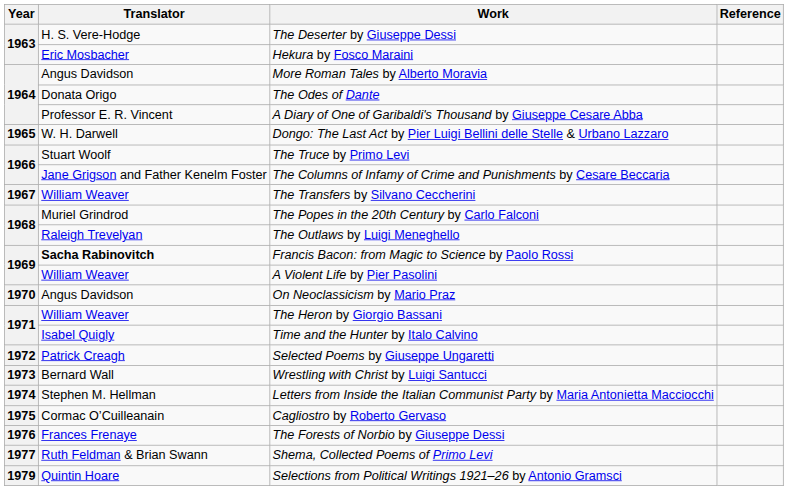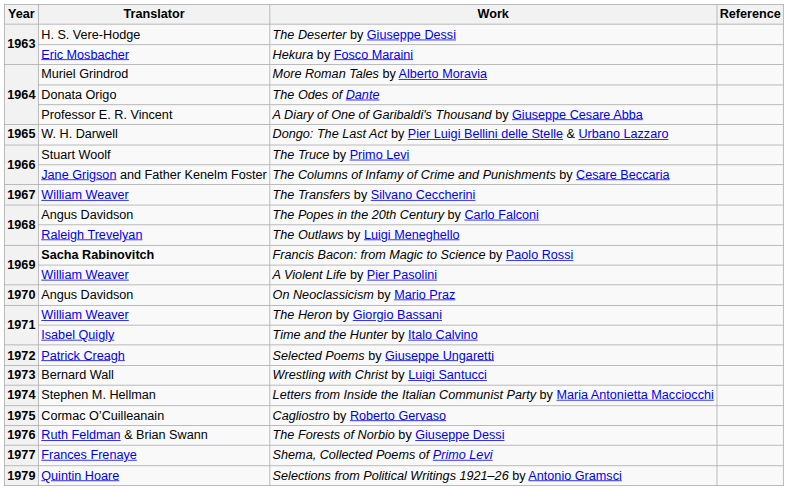(87, 74) Angus Davidson -> (85, 74) Muriel Grindrod
(85, 214) Muriel Grindrod -> (87, 214) Angus Davidson
(89, 435) Frances Frenaye -> (125, 435) Ruth Feldman & Brian Swann
(125, 455) Ruth Feldman & Brian Swann -> (89, 455) Frances Frenaye
